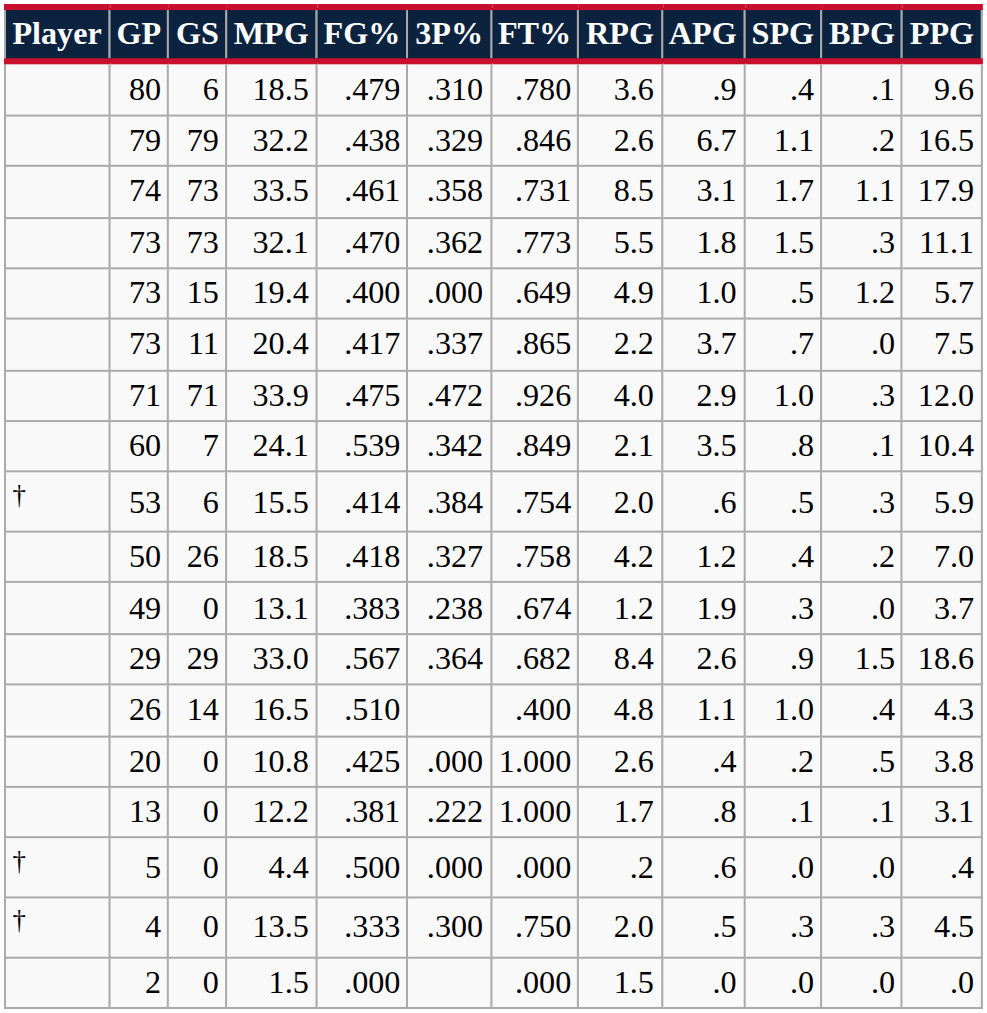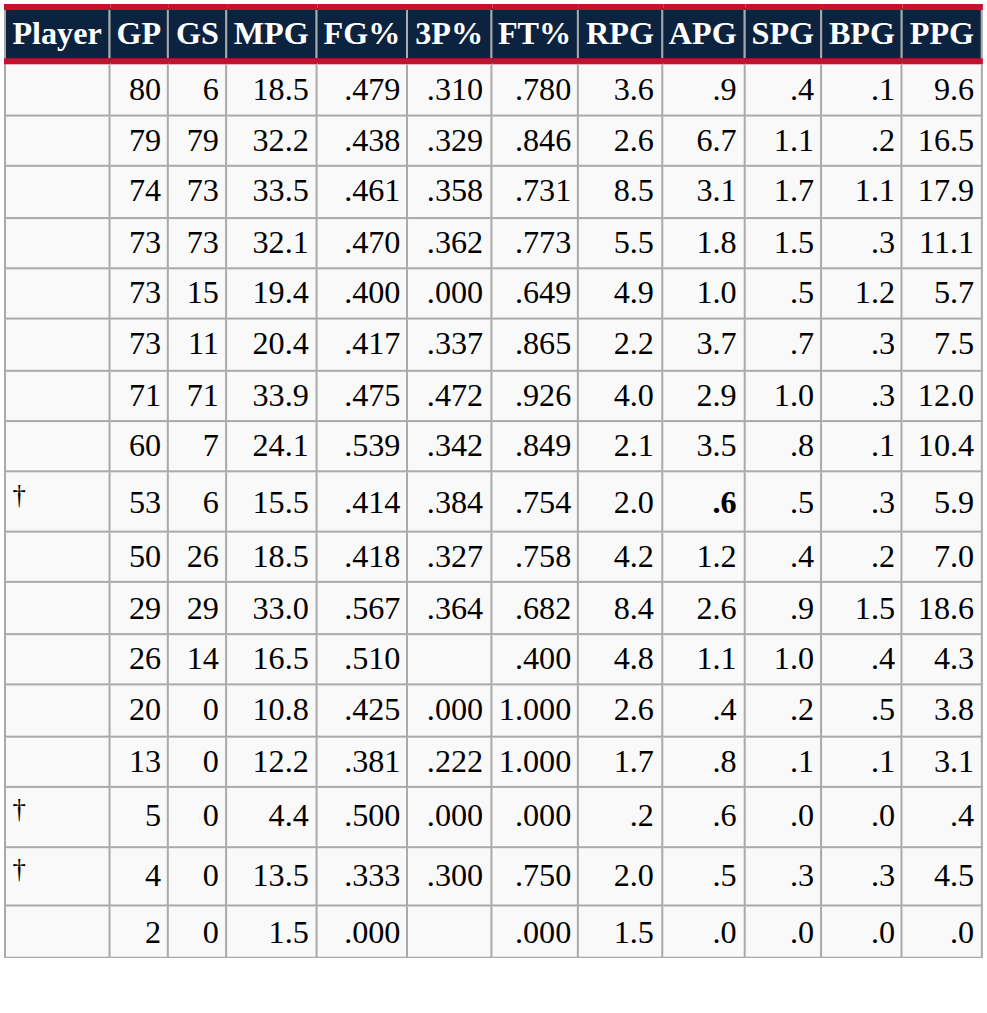(883, 344) .0 -> (883, 344) .3
(725, 501) normal -> (725, 501) bold
- row: (145, 607)
